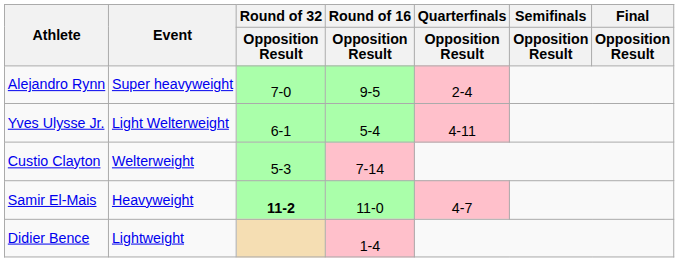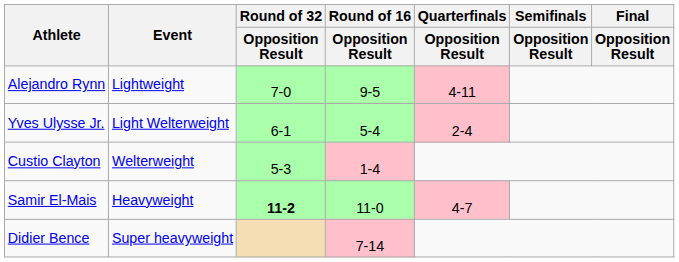(173, 85) Super heavyweight -> (148, 85) Lightweight
(462, 93) 2-4 -> (462, 93) 4-11
(462, 131) 4-11 -> (462, 131) 2-4
(370, 170) 7-14 -> (370, 170) 1-4
(148, 238) Lightweight -> (173, 238) Super heavyweight
(370, 246) 1-4 -> (370, 246) 7-14
